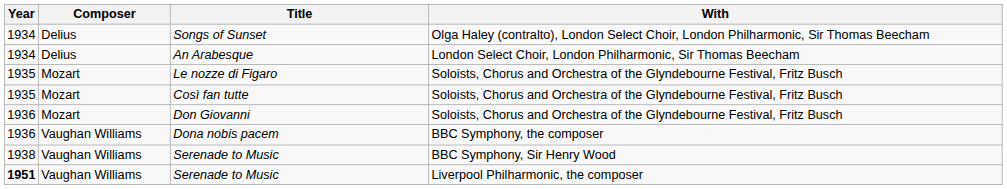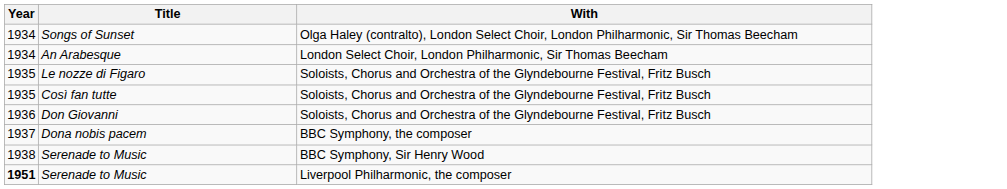- column: (104, 14)
(21, 134) 1936 -> (21, 134) 1937
